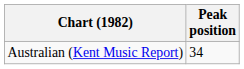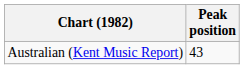(196, 52) 34 -> (196, 52) 43
